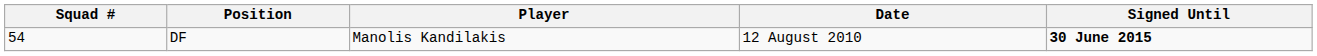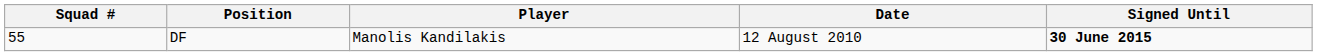(17, 39) 54 -> (17, 39) 55
